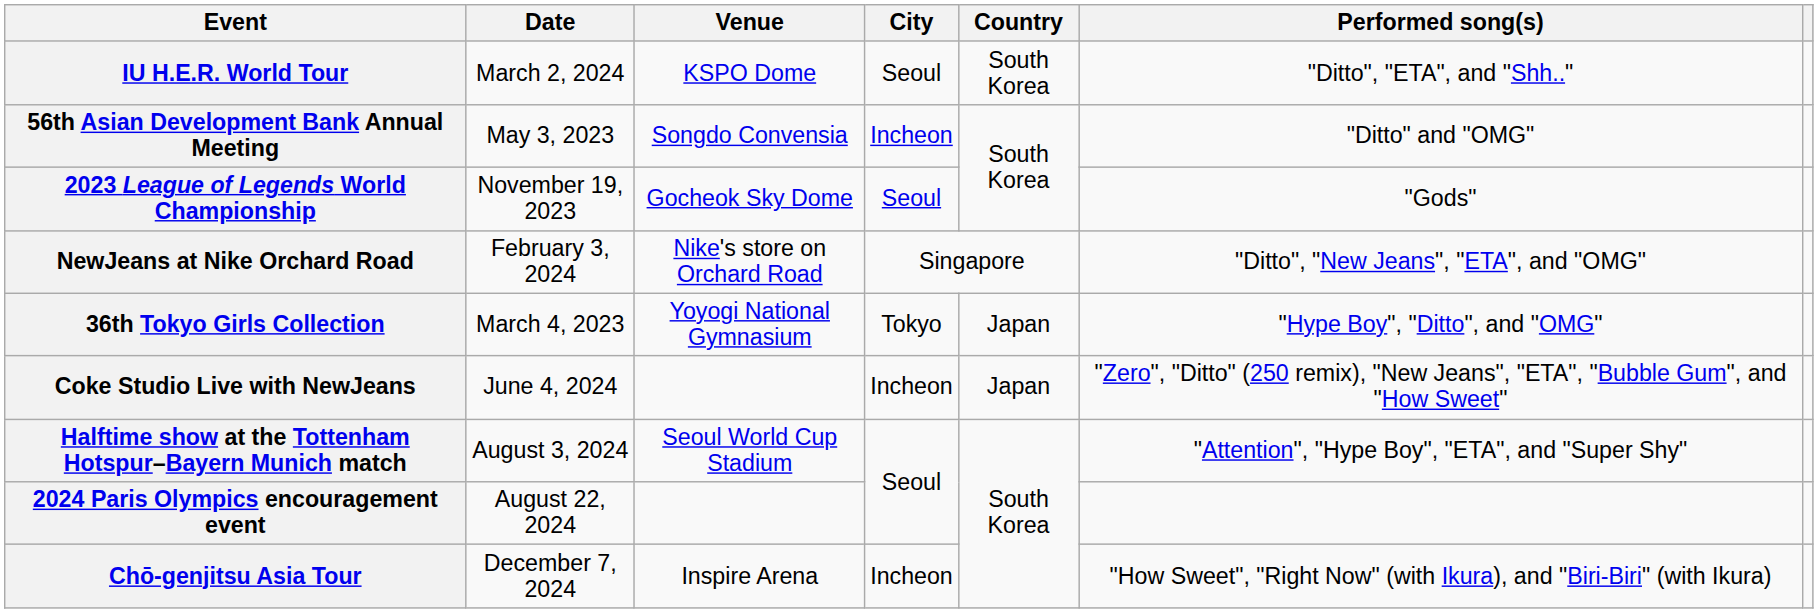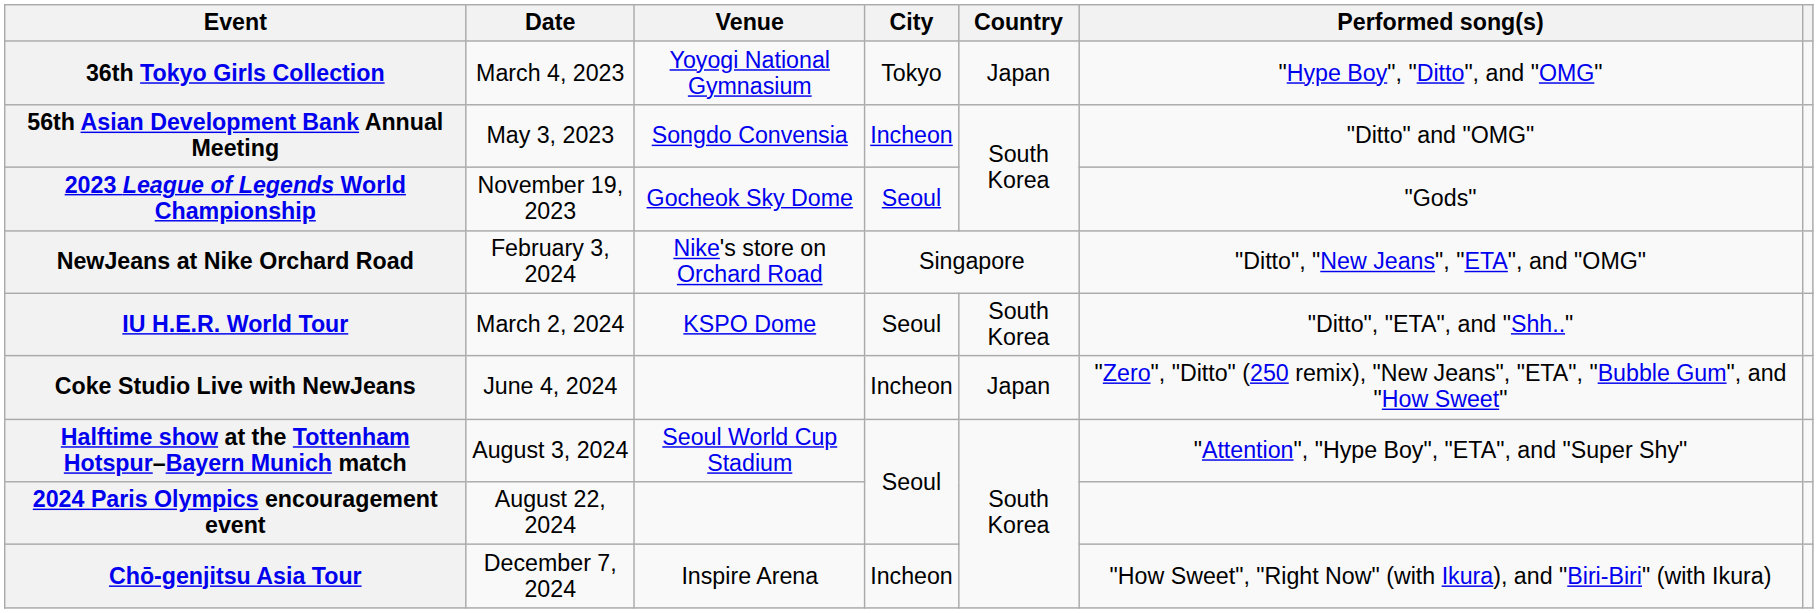rows swapped: (235, 324) <-> (235, 72)
